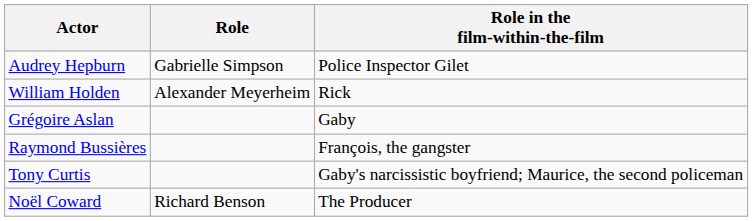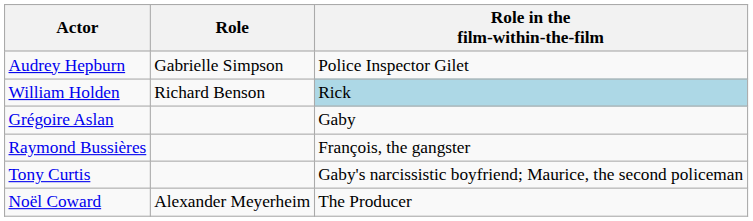(232, 92) Alexander Meyerheim -> (210, 92) Richard Benson
(334, 92) no background -> (334, 92) lightblue background
(210, 202) Richard Benson -> (232, 202) Alexander Meyerheim
